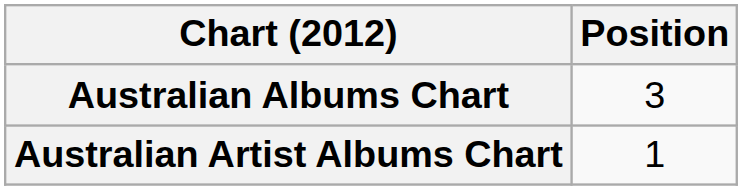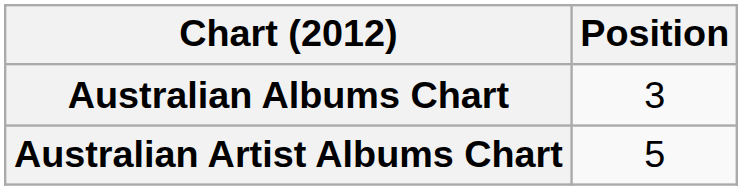(655, 154) 1 -> (655, 154) 5
